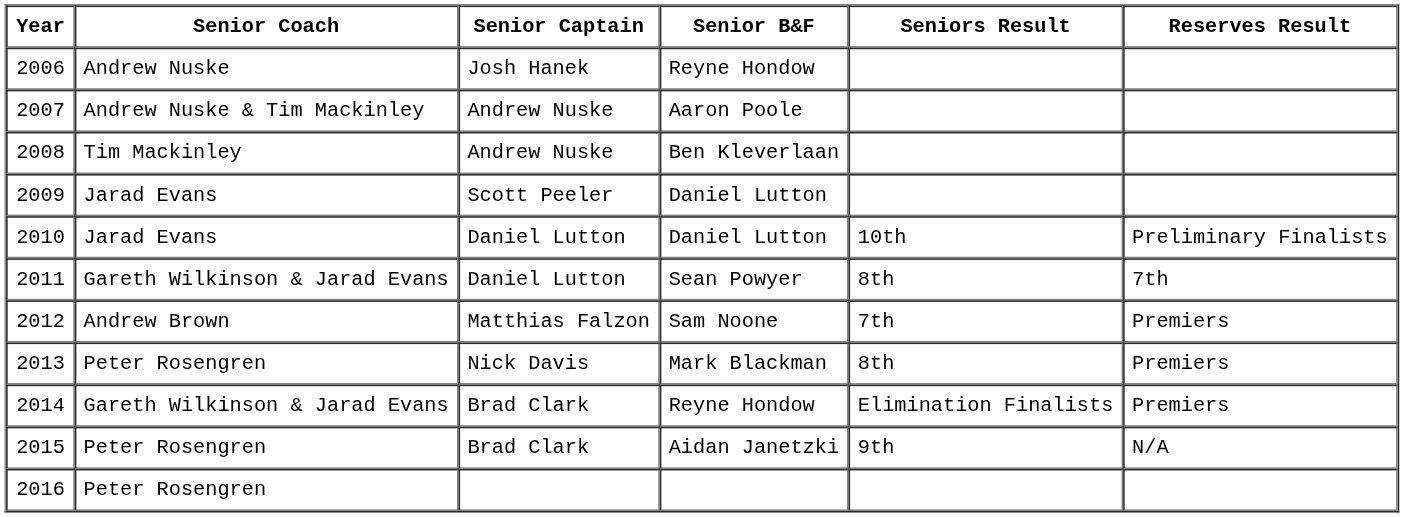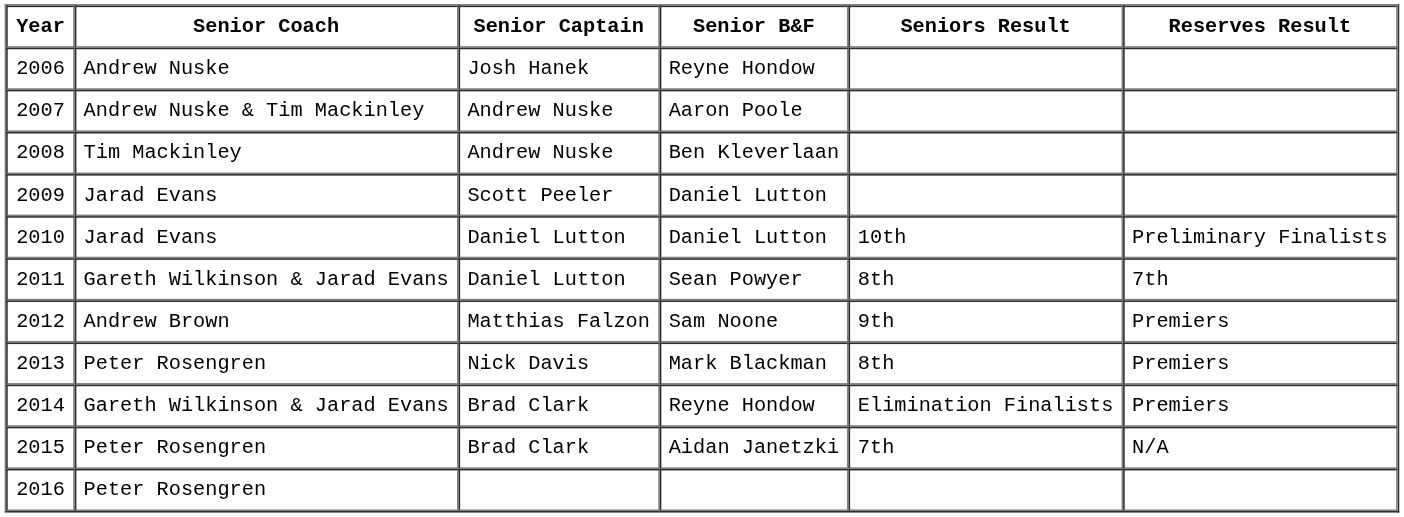(876, 321) 7th -> (876, 321) 9th
(876, 448) 9th -> (876, 448) 7th
